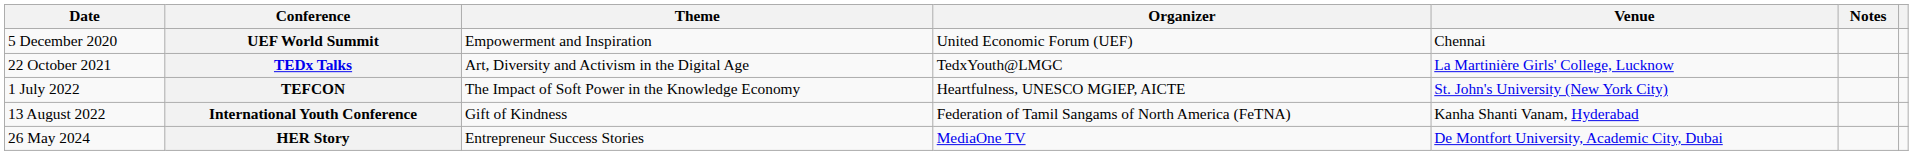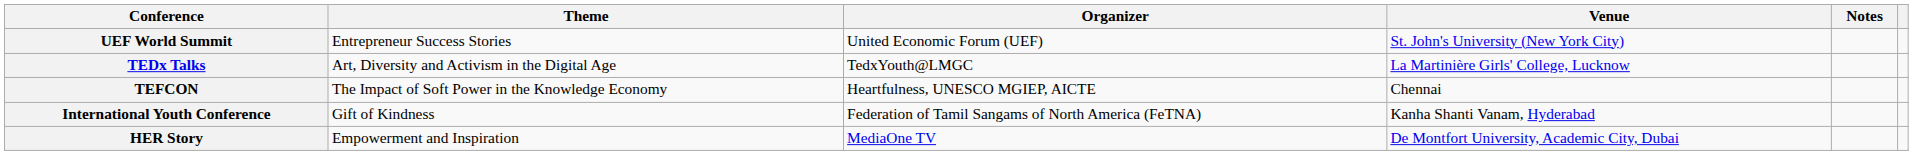- column: (85, 16)
(558, 41) Empowerment and Inspiration -> (422, 41) Entrepreneur Success Stories
(1460, 41) Chennai -> (1507, 41) St. John's University (New York City)
(1551, 89) St. John's University (New York City) -> (1416, 89) Chennai
(554, 138) Entrepreneur Success Stories -> (425, 138) Empowerment and Inspiration
